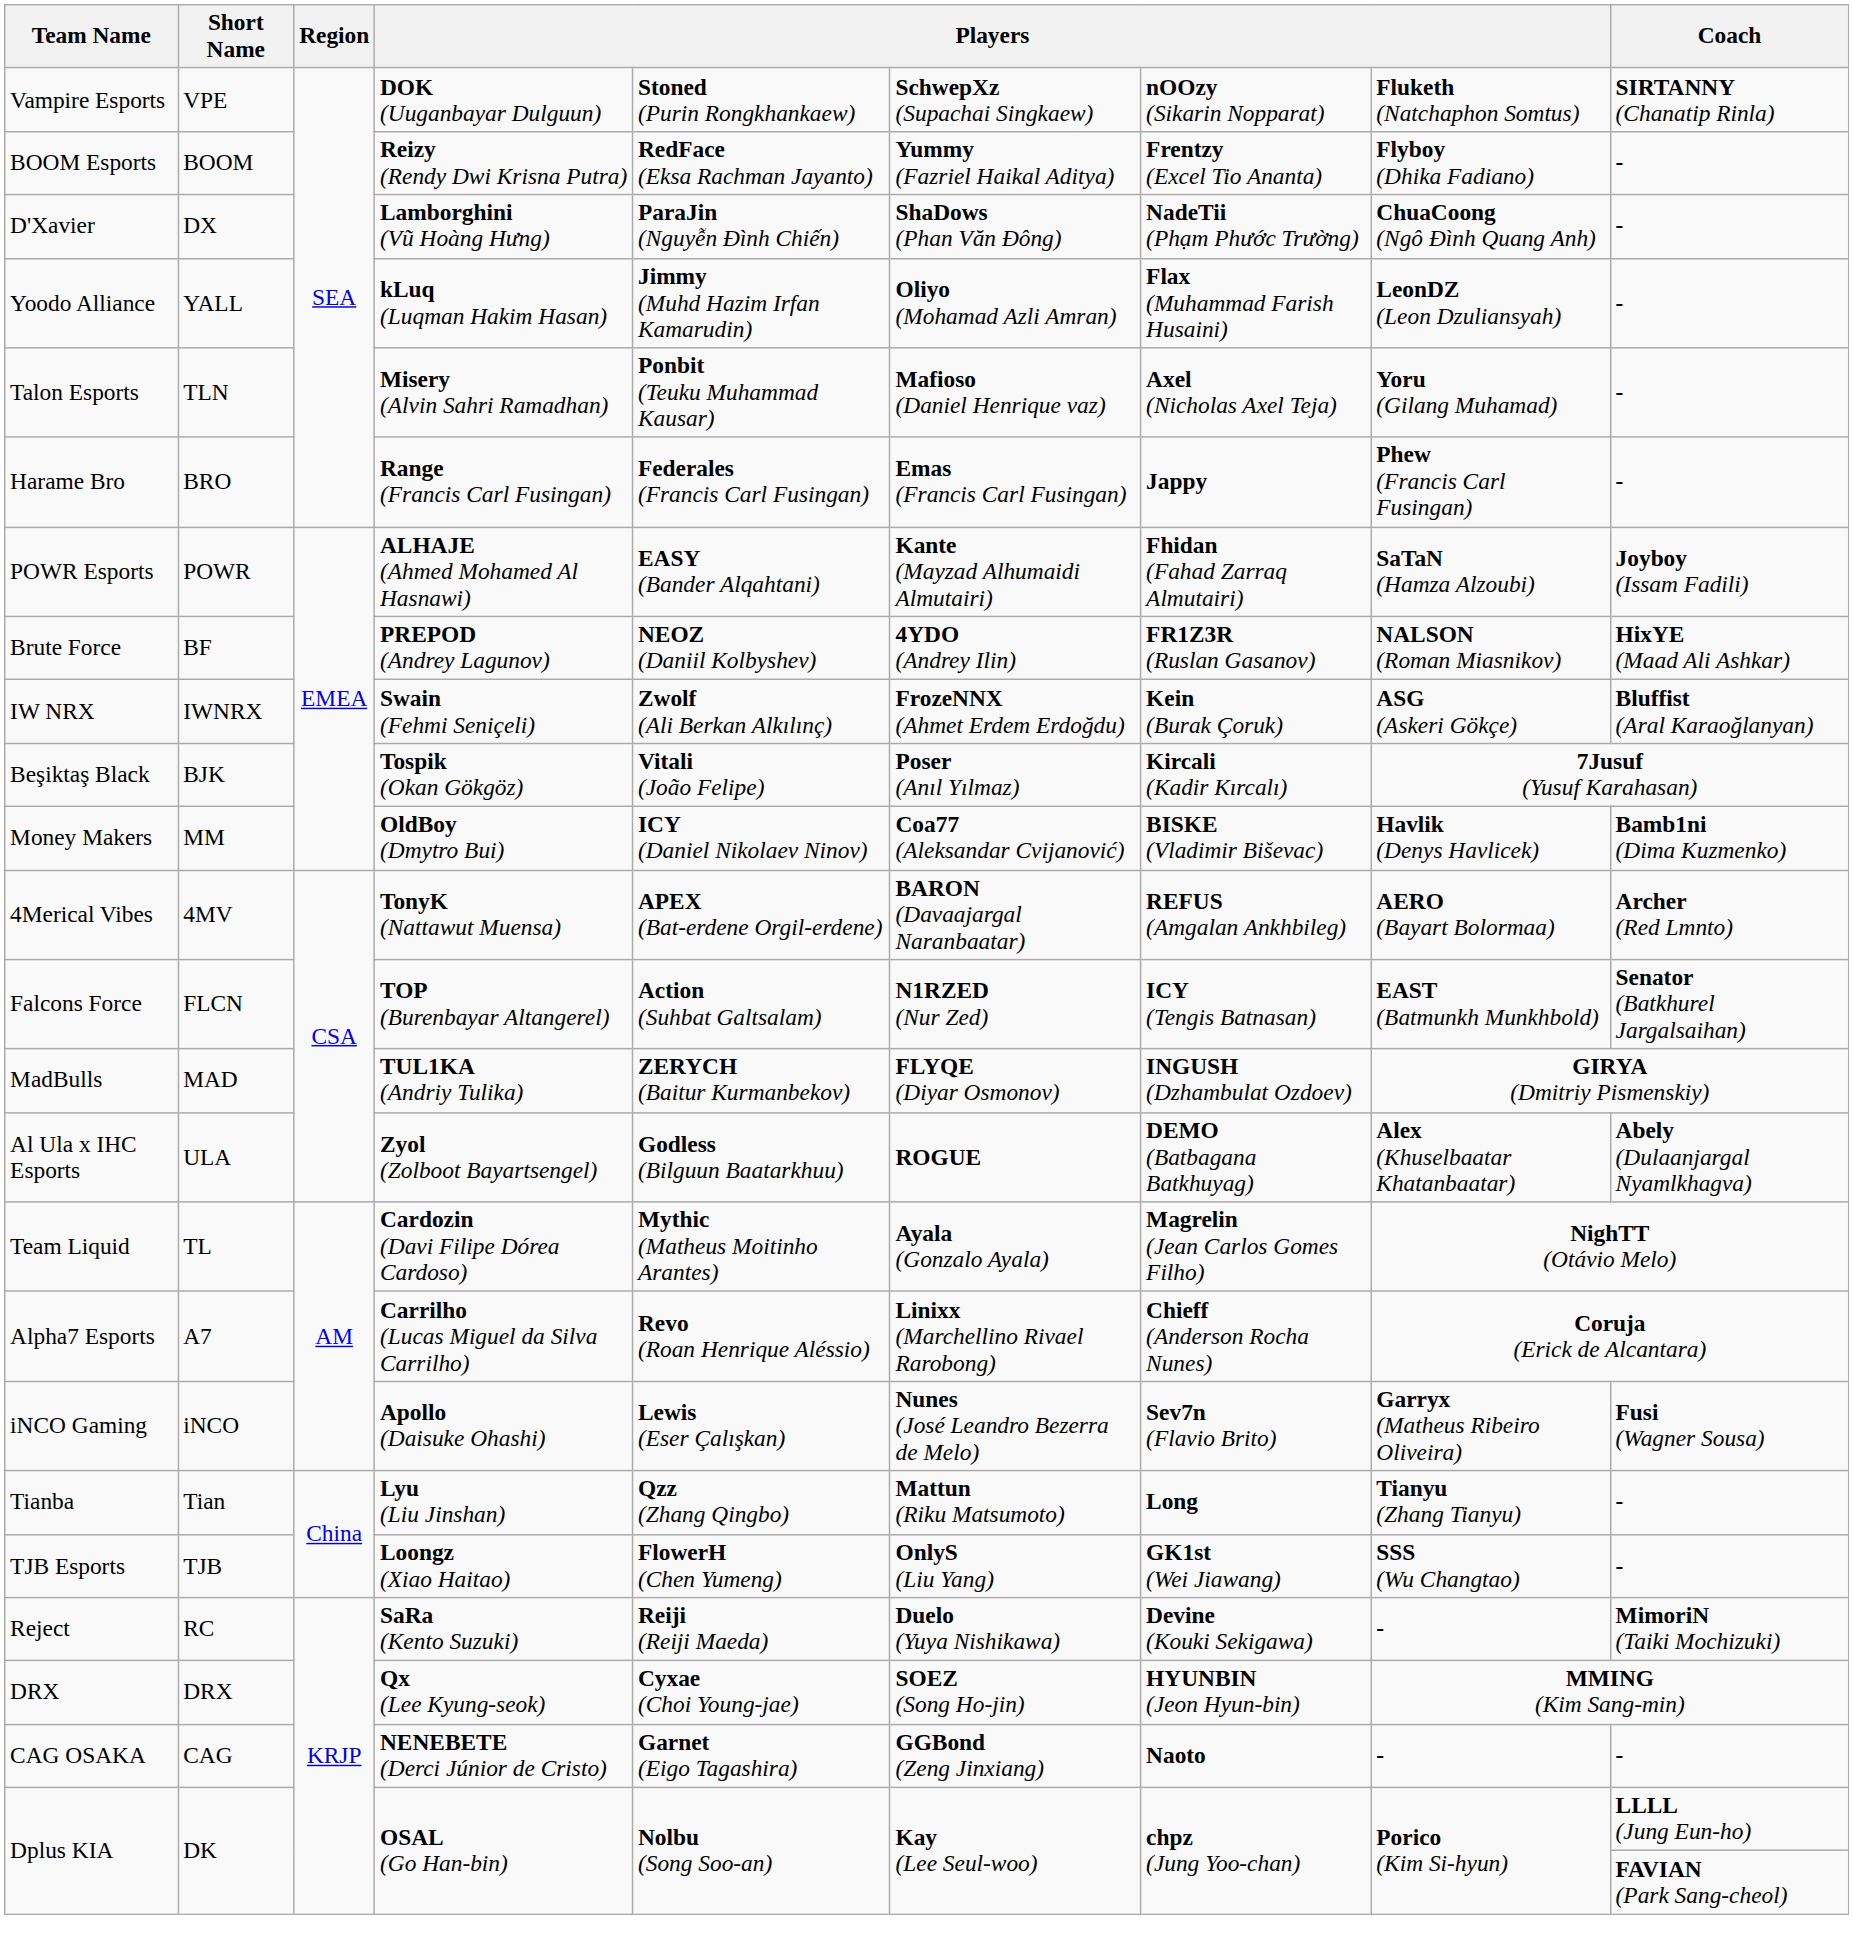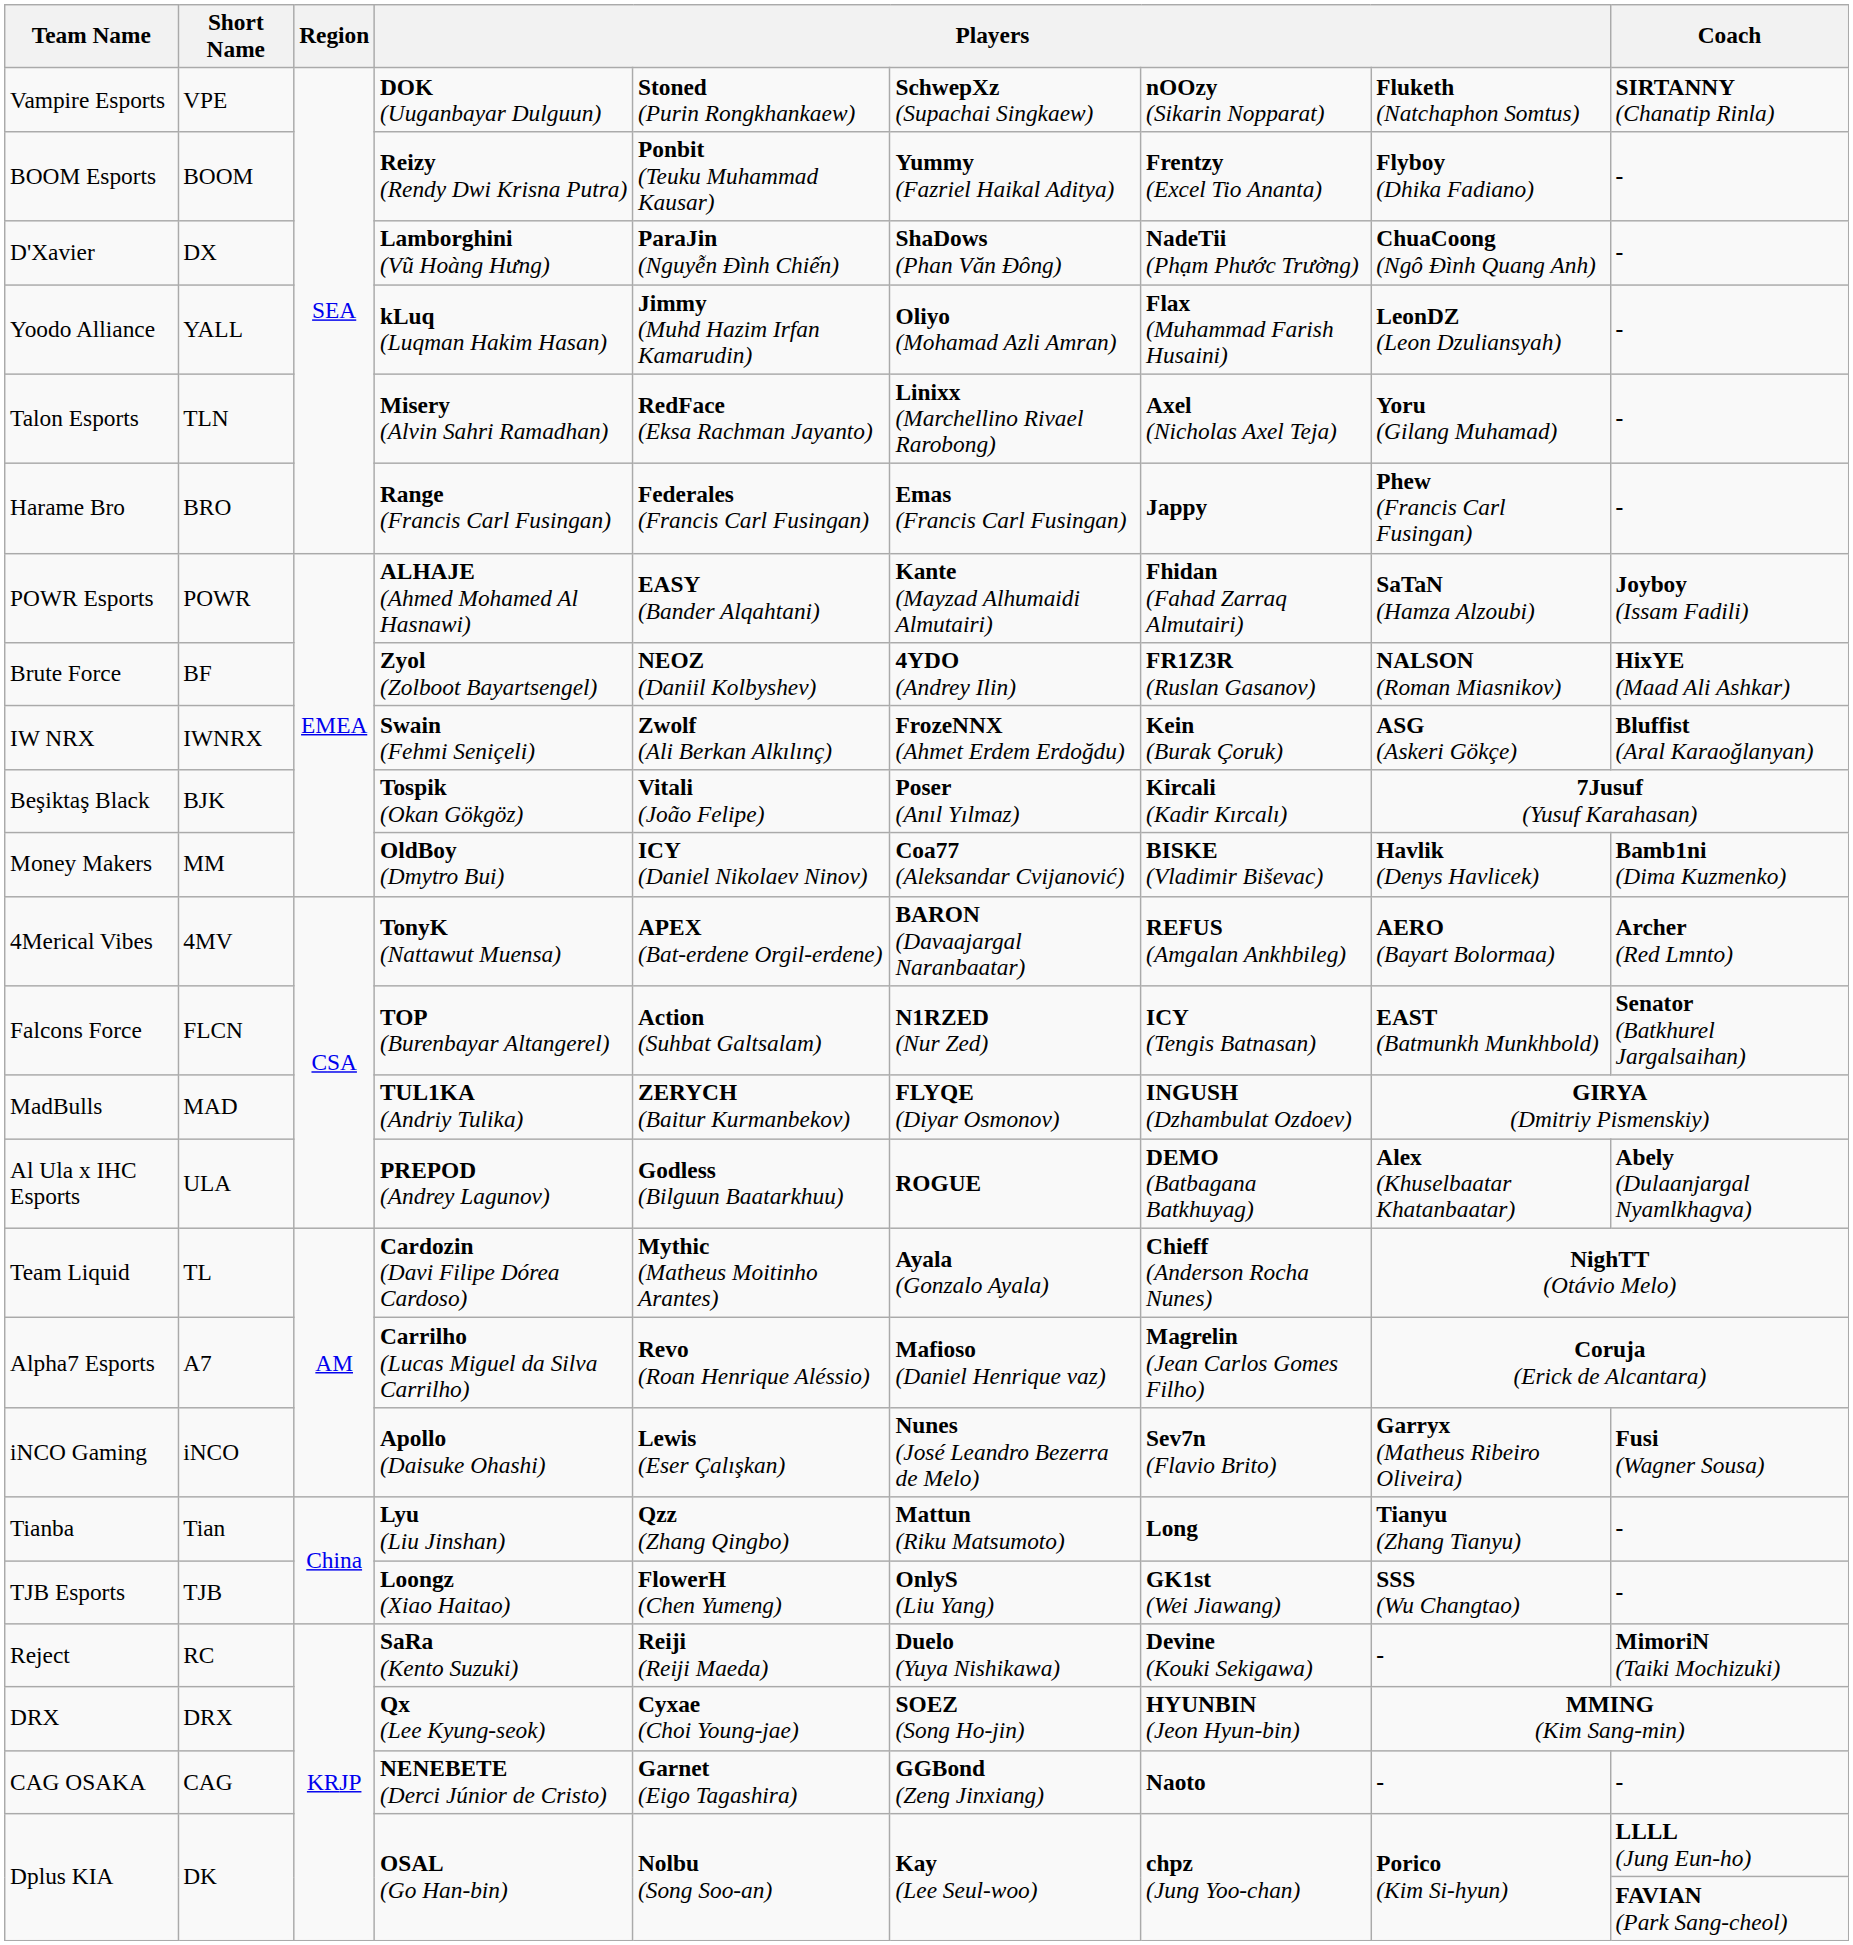(755, 162) RedFace (Eksa Rachman Jayanto) -> (728, 175) Ponbit (Teuku Muhammad Kausar)
(728, 392) Ponbit (Teuku Muhammad Kausar) -> (755, 418) RedFace (Eksa Rachman Jayanto)
(1001, 392) Mafioso (Daniel Henrique vaz) -> (989, 418) Linixx (Marchellino Rivael Rarobong)
(465, 647) PREPOD (Andrey Lagunov) -> (489, 674) Zyol (Zolboot Bayartsengel)
(489, 1156) Zyol (Zolboot Bayartsengel) -> (465, 1183) PREPOD (Andrey Lagunov)
(1242, 1246) Magrelin (Jean Carlos Gomes Filho) -> (1228, 1272) Chieff (Anderson Rocha Nunes)
(989, 1336) Linixx (Marchellino Rivael Rarobong) -> (1001, 1362) Mafioso (Daniel Henrique vaz)
(1228, 1336) Chieff (Anderson Rocha Nunes) -> (1242, 1362) Magrelin (Jean Carlos Gomes Filho)
